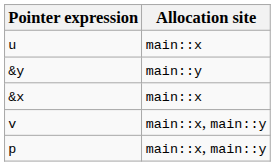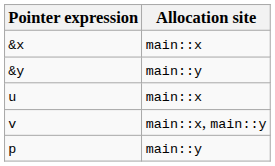rows swapped: (16, 98) <-> (12, 45)
(206, 148) main::x, main::y -> (174, 150) main::y
